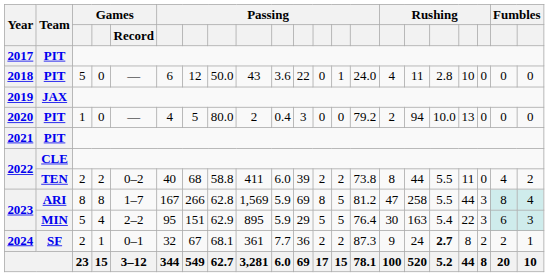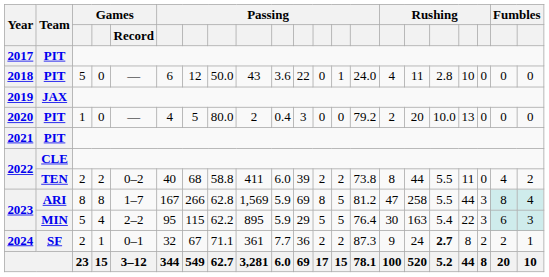(417, 117) 94 -> (417, 117) 20
(195, 220) 151 -> (195, 220) 115
(222, 220) 62.9 -> (222, 220) 62.2
(222, 240) 68.1 -> (222, 240) 71.1
